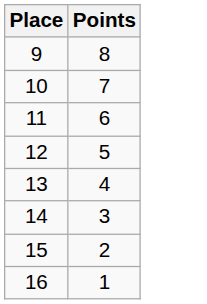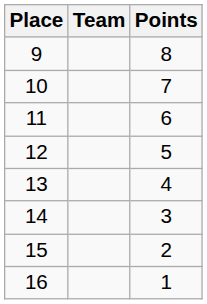+ column: (99, 20)
